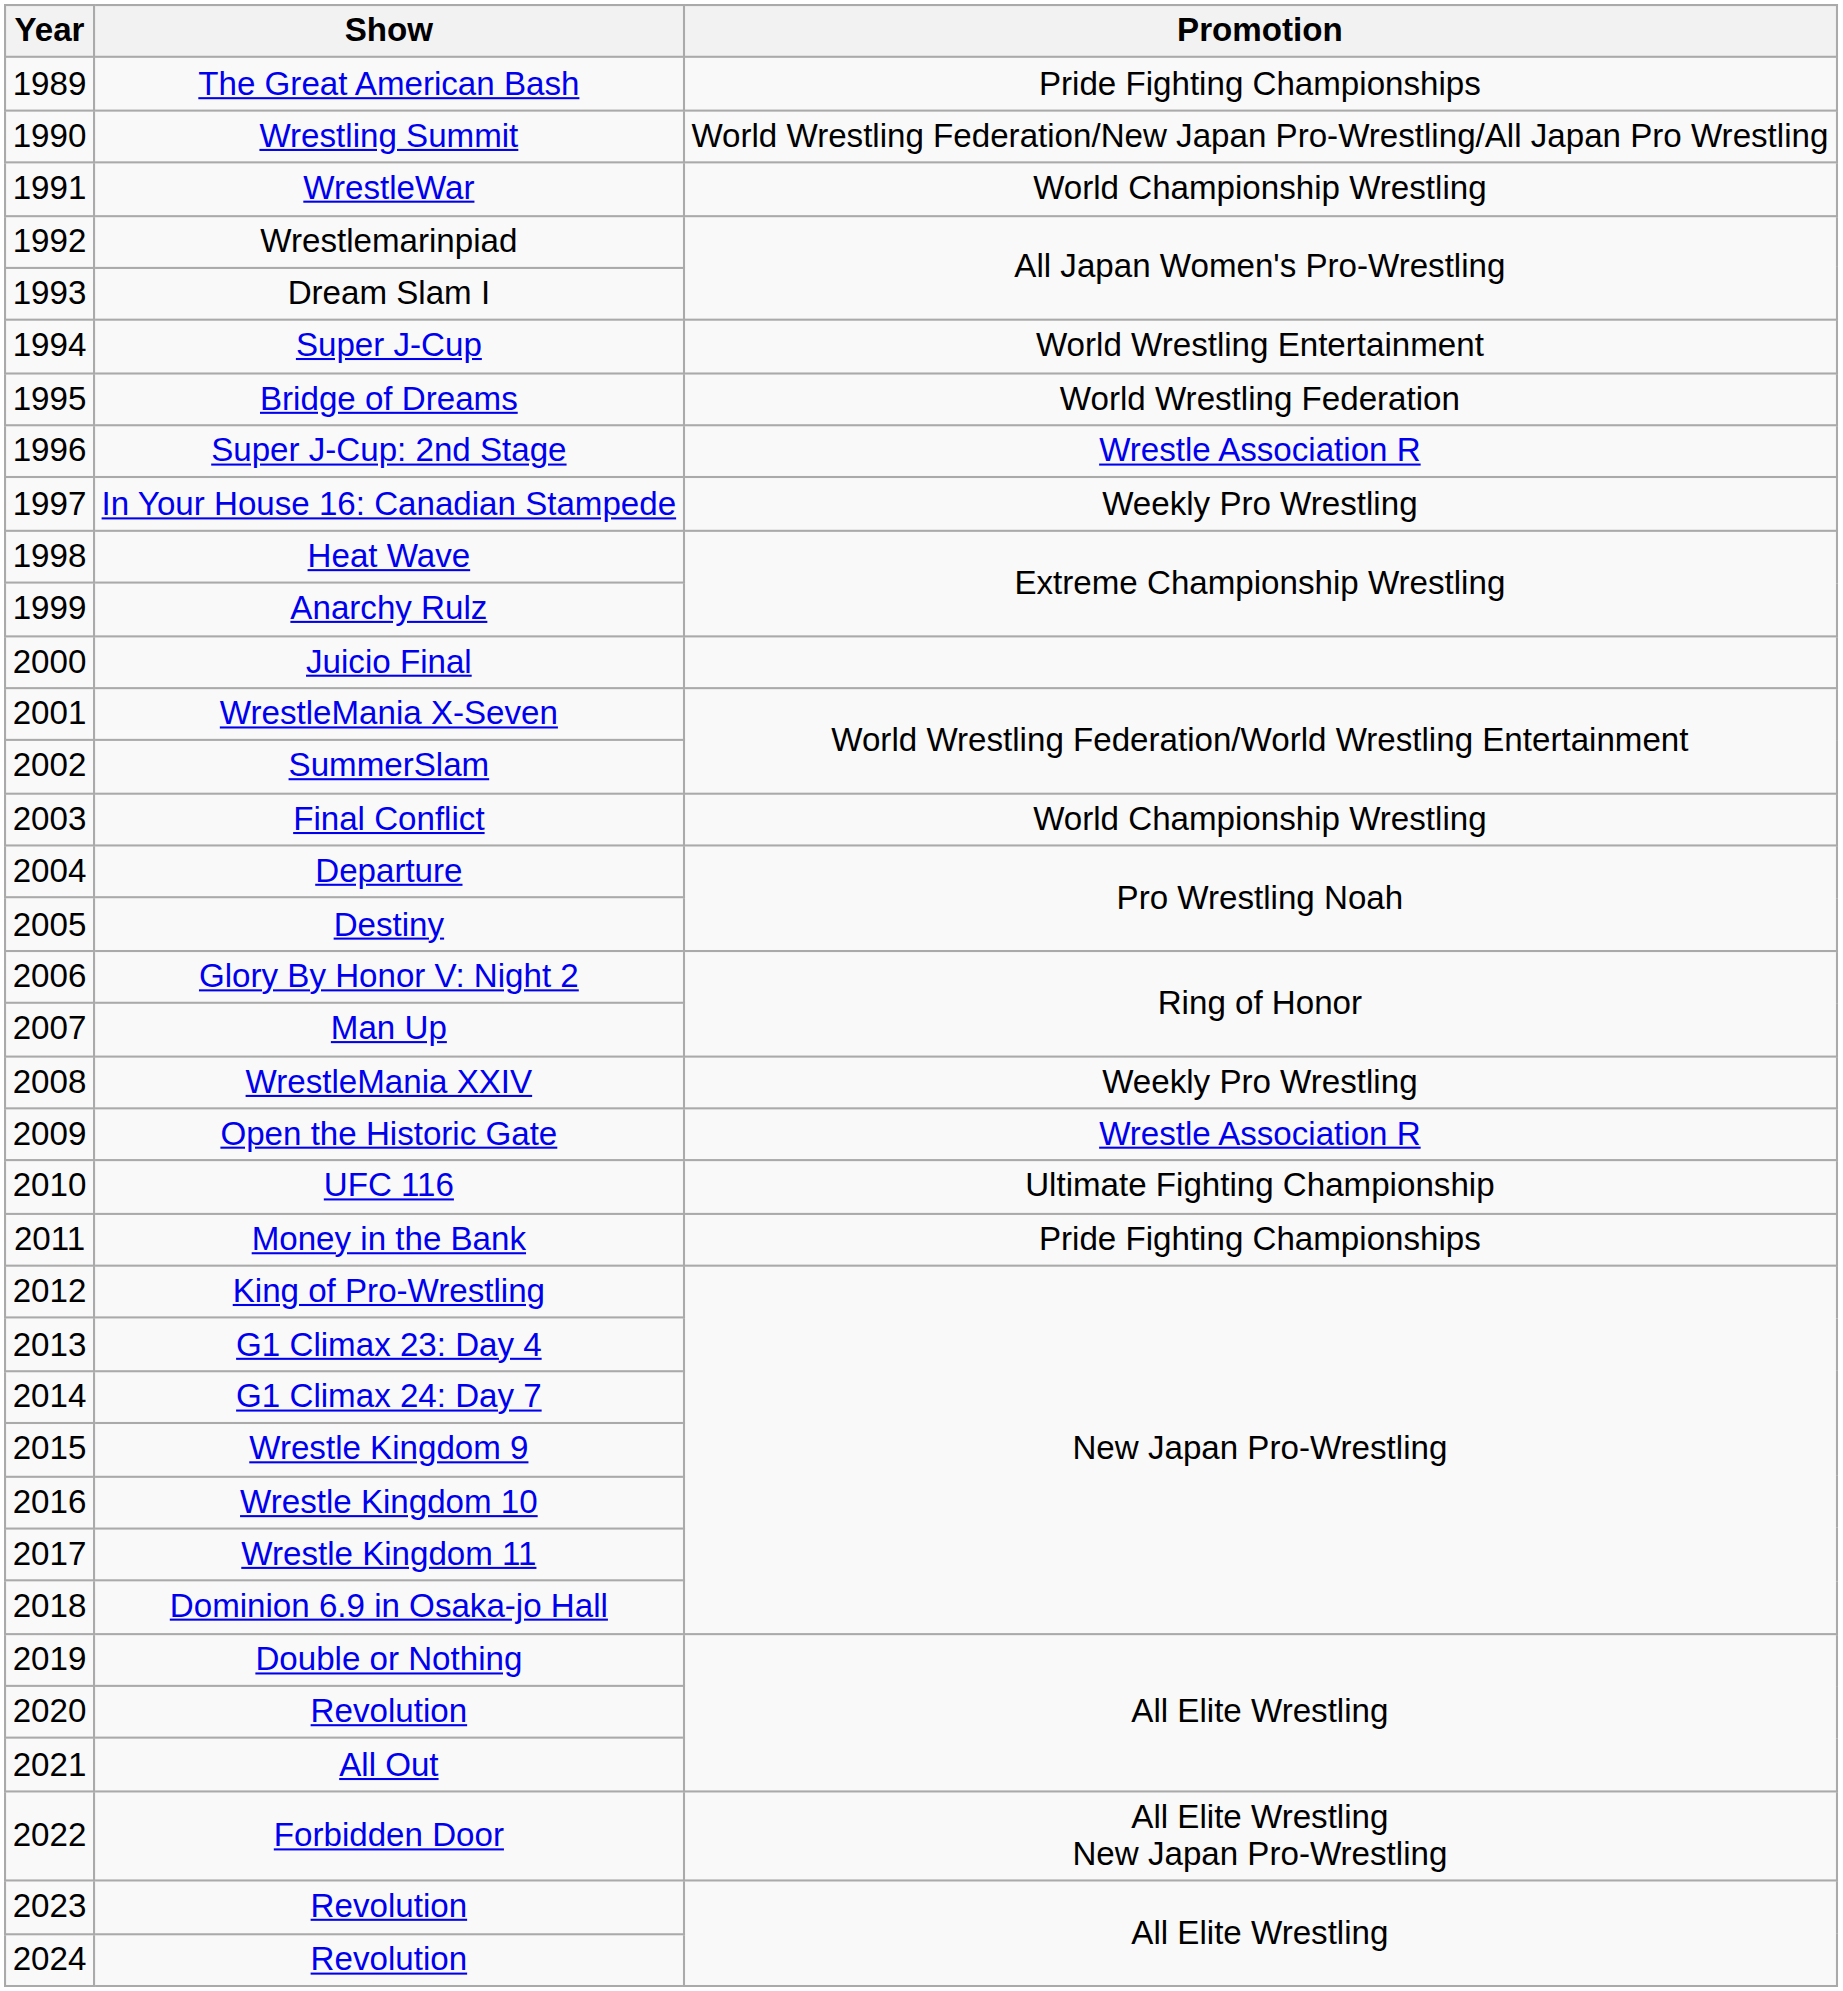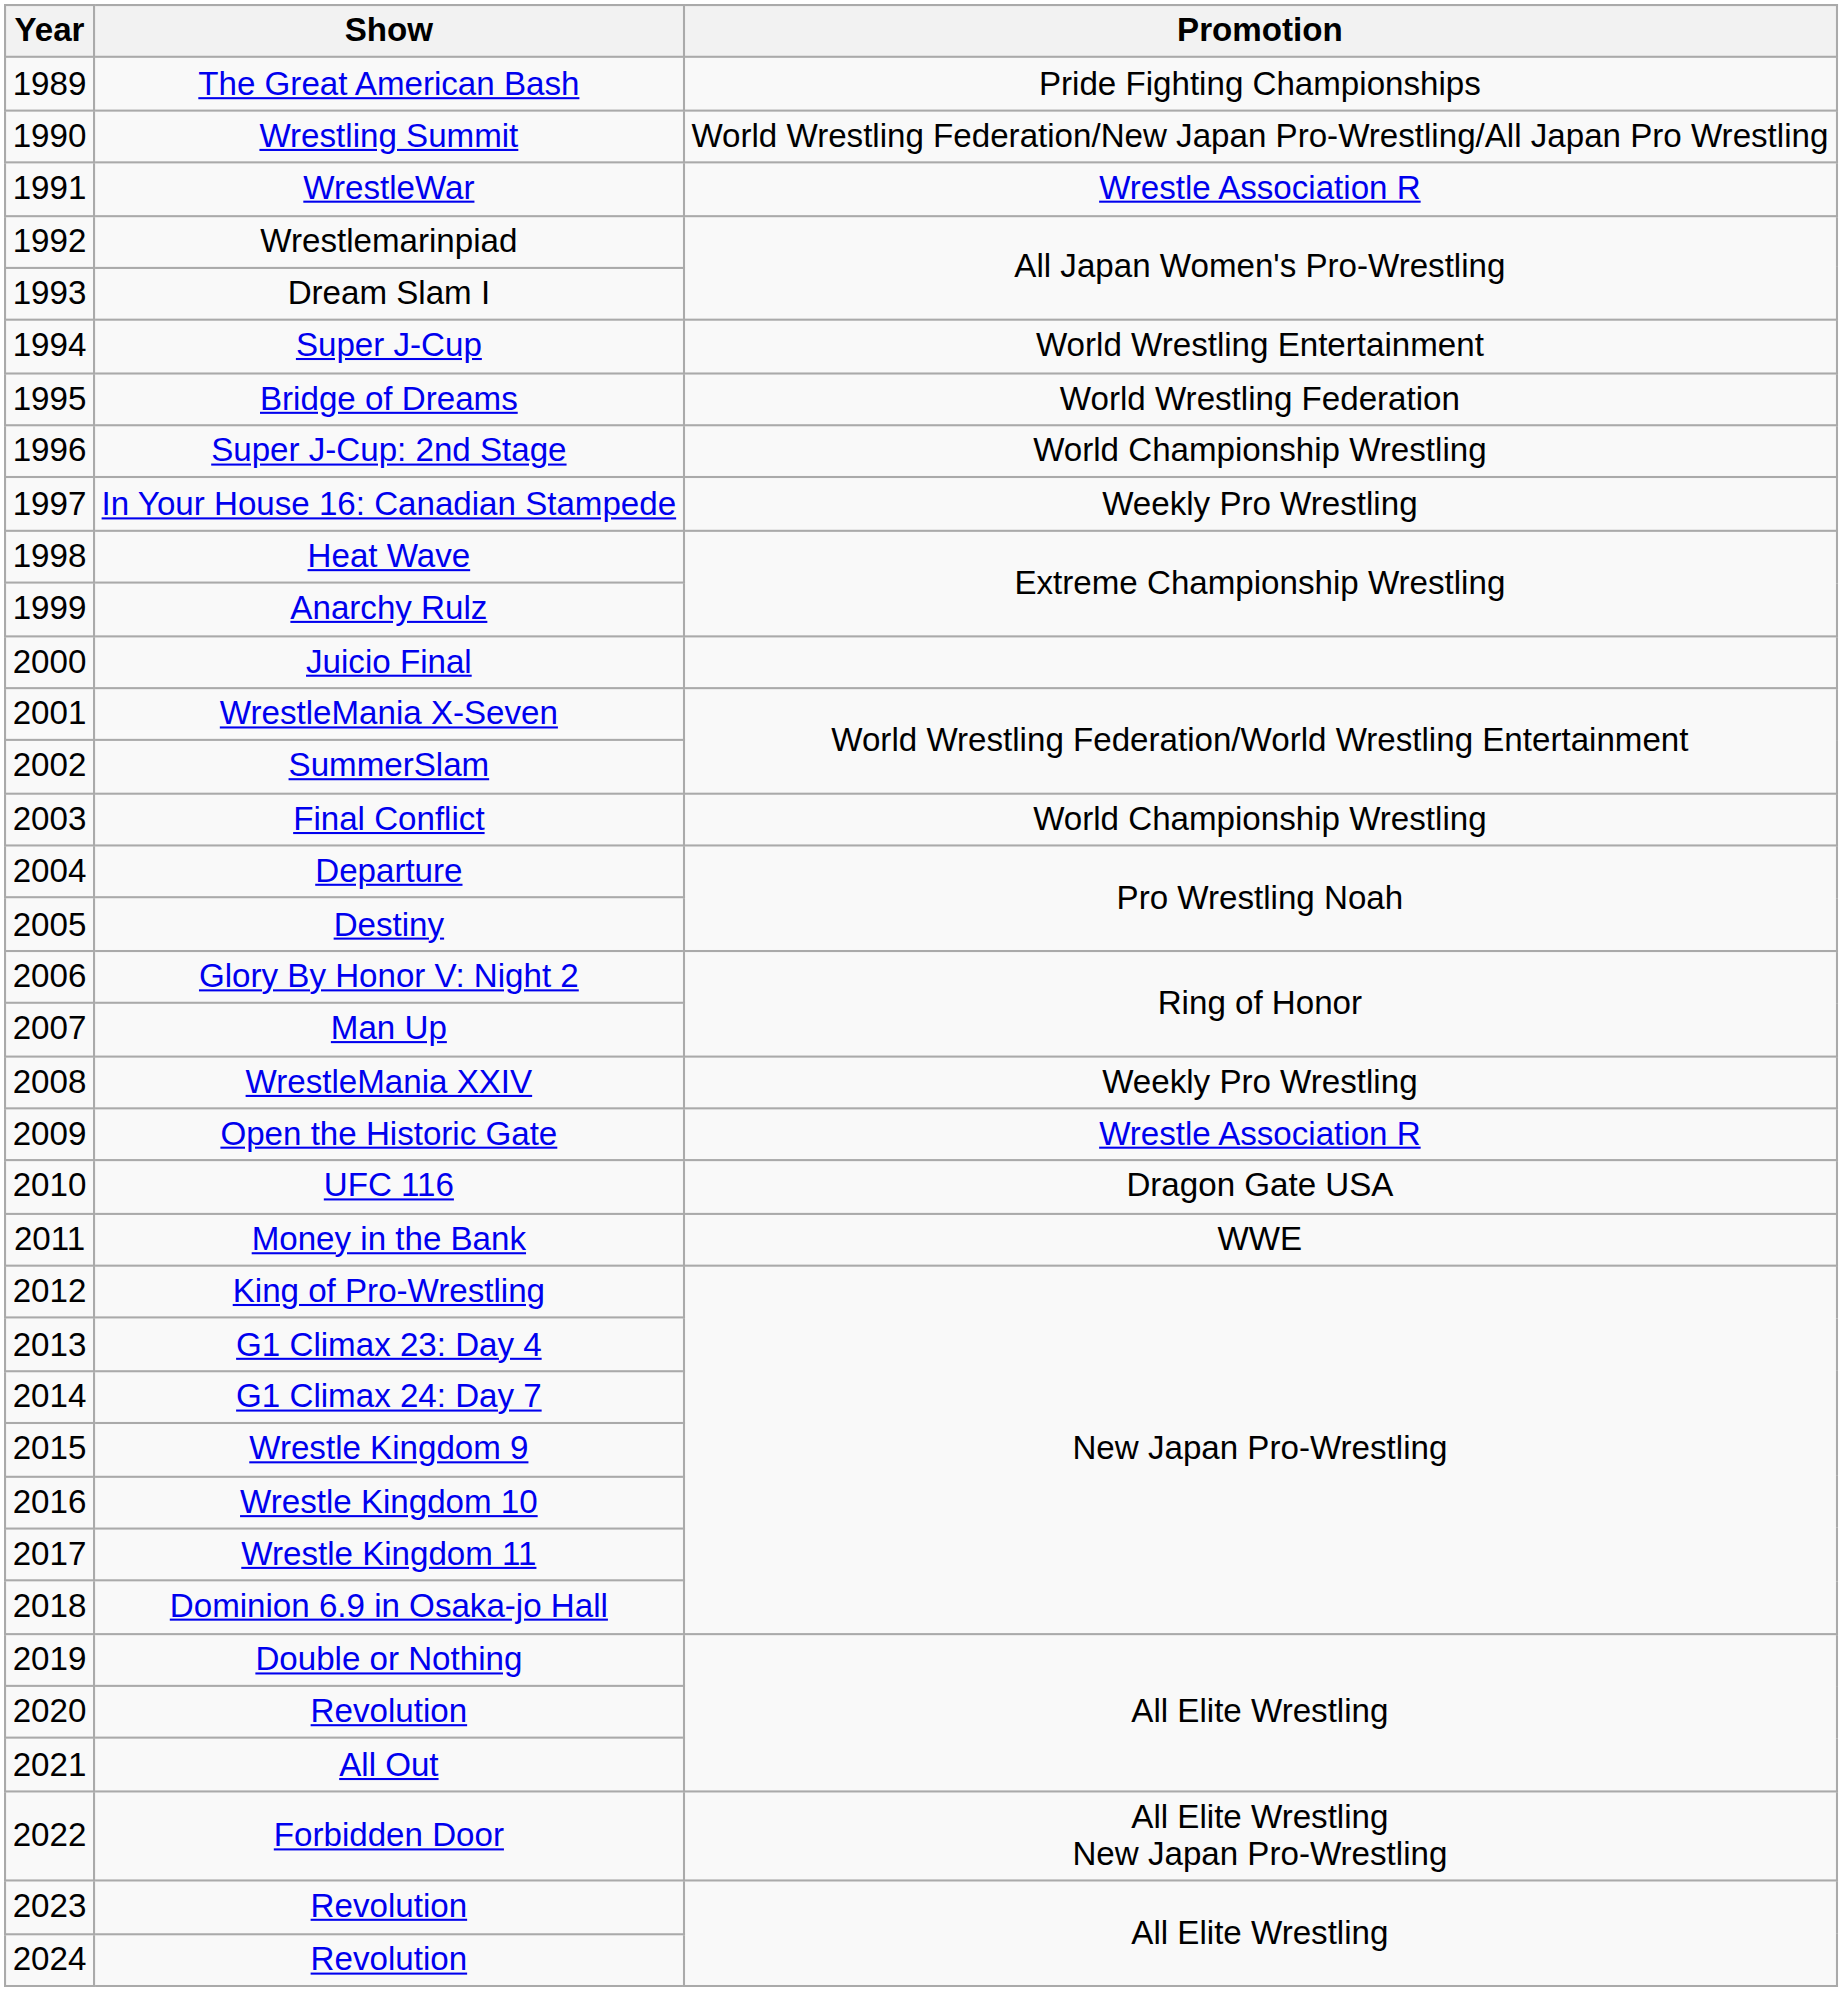(1260, 188) World Championship Wrestling -> (1260, 188) Wrestle Association R
(1260, 450) Wrestle Association R -> (1260, 450) World Championship Wrestling
(1260, 1186) Ultimate Fighting Championship -> (1260, 1186) Dragon Gate USA
(1260, 1238) Pride Fighting Championships -> (1260, 1238) WWE
